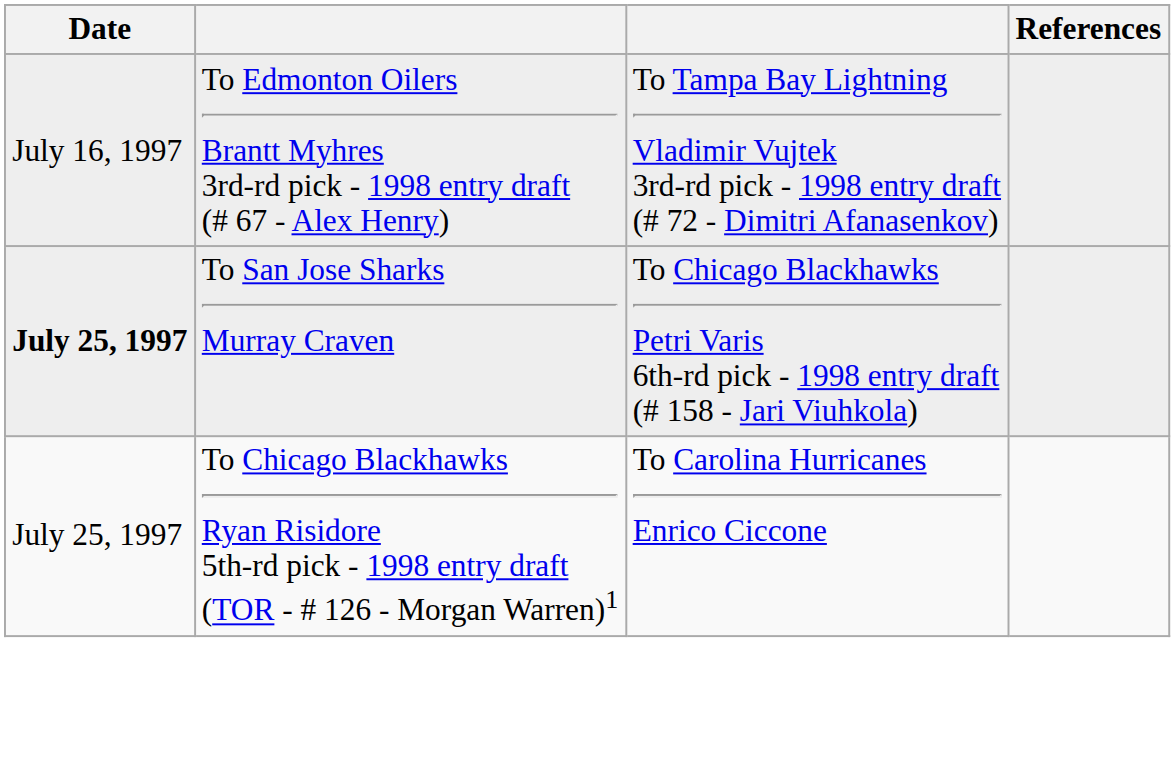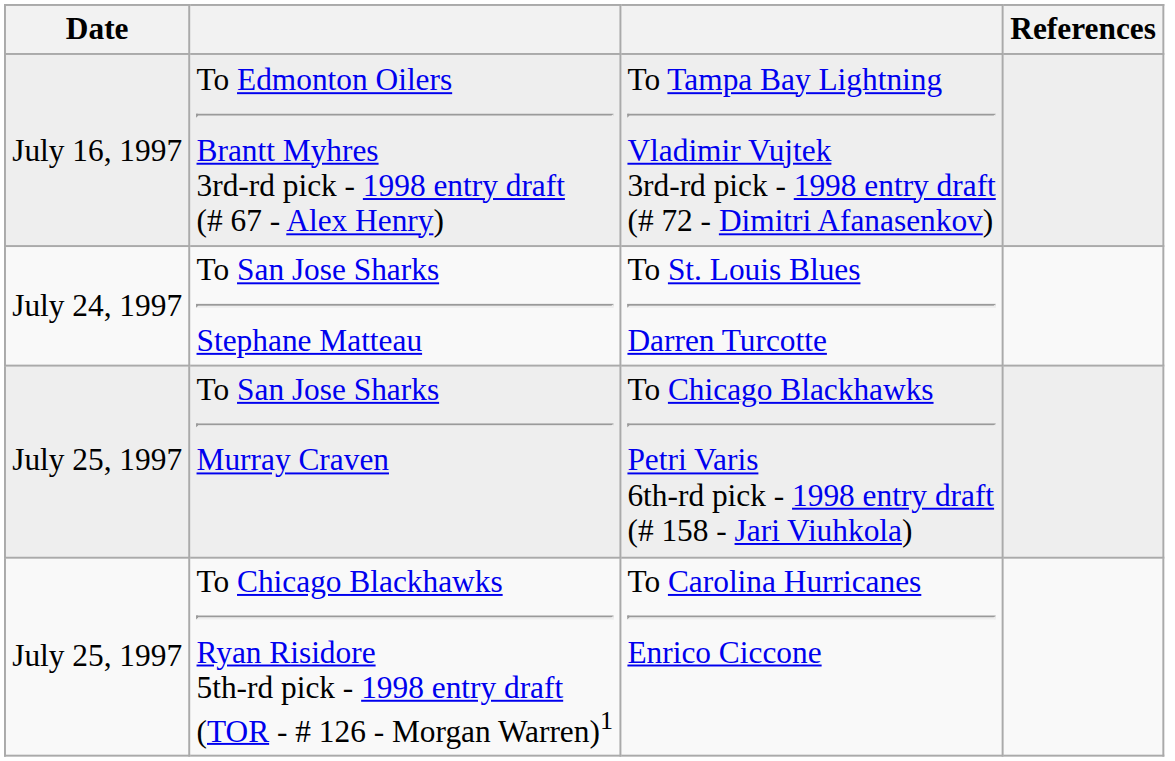+ row: (405, 305)
(100, 340) bold -> (97, 460) normal
